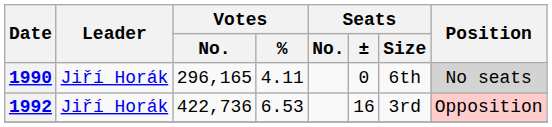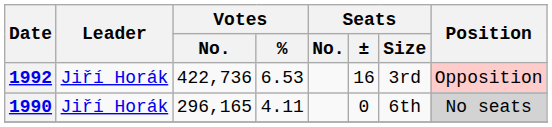rows swapped: (31, 78) <-> (31, 107)
